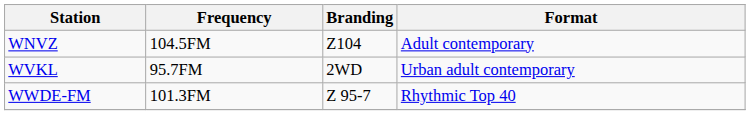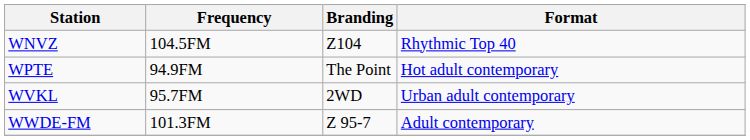(467, 43) Adult contemporary -> (458, 43) Rhythmic Top 40
+ row: (31, 69)
(458, 95) Rhythmic Top 40 -> (467, 122) Adult contemporary
